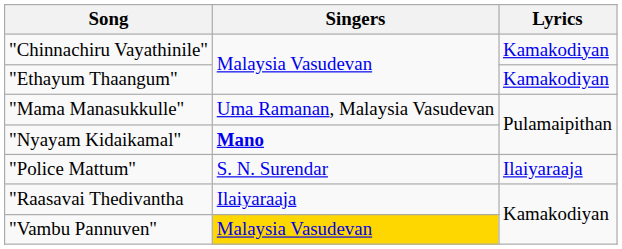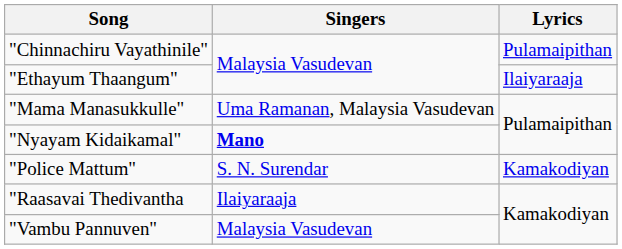(556, 49) Kamakodiyan -> (558, 49) Pulamaipithan
(556, 79) Kamakodiyan -> (543, 79) Ilaiyaraaja
(543, 169) Ilaiyaraaja -> (556, 169) Kamakodiyan
(294, 229) gold background -> (294, 229) no background
